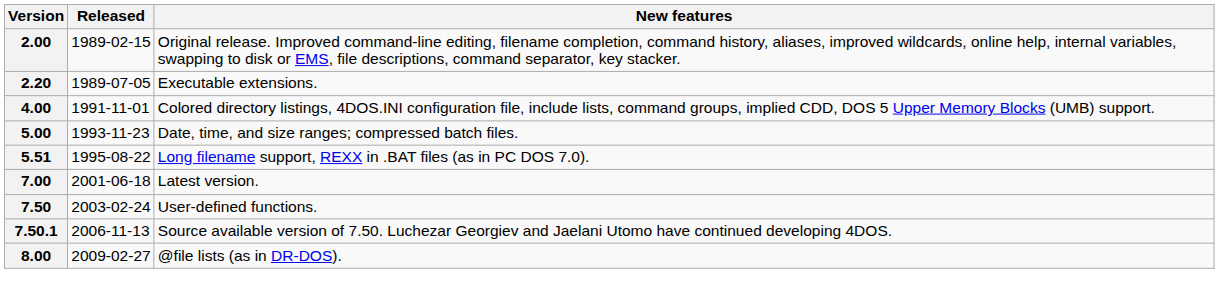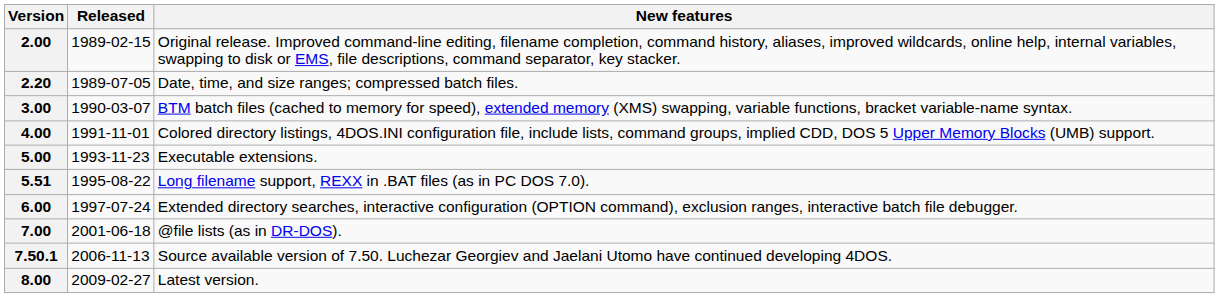(238, 83) Executable extensions. -> (338, 83) Date, time, and size ranges; compressed batch files.
+ row: (36, 108)
(338, 132) Date, time, and size ranges; compressed batch files. -> (238, 157) Executable extensions.
+ row: (36, 206)
(208, 181) Latest version. -> (250, 231) @file lists (as in DR-DOS).
- row: (36, 206)
(250, 255) @file lists (as in DR-DOS). -> (208, 280) Latest version.
